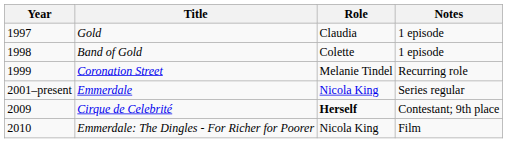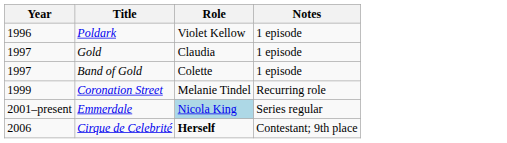+ row: (97, 33)
(19, 52) 1998 -> (19, 71) 1997
(349, 90) no background -> (207, 109) lightblue background
(19, 109) 2009 -> (19, 128) 2006
- row: (196, 128)
